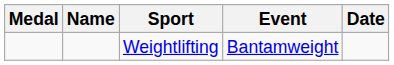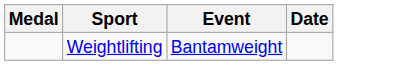- column: (91, 19)
